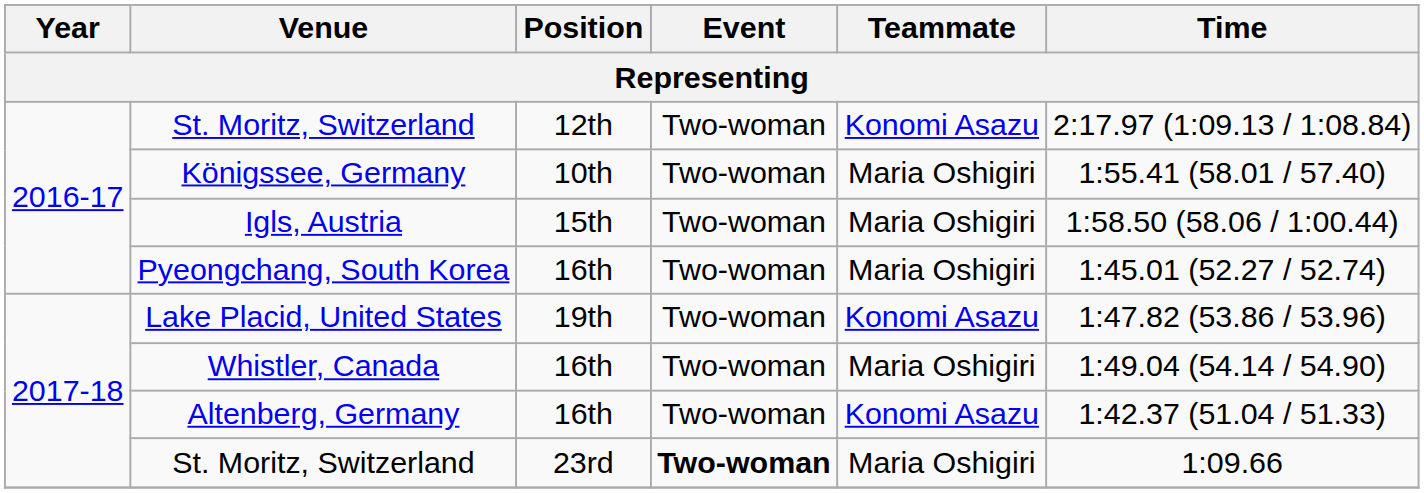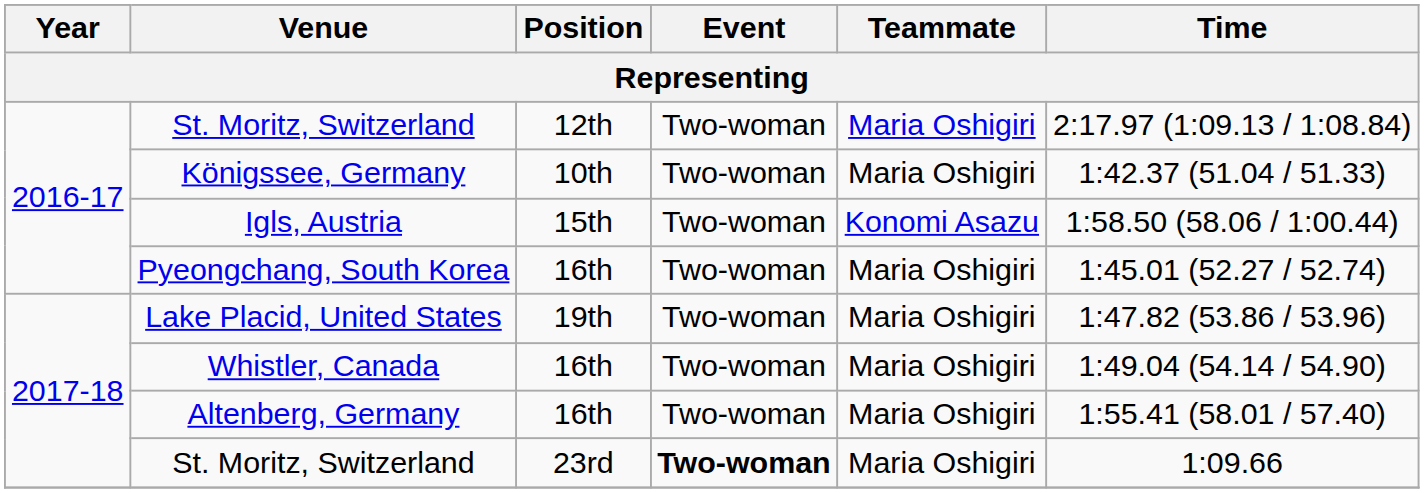(942, 125) Konomi Asazu -> (942, 125) Maria Oshigiri
(1232, 173) 1:55.41 (58.01 / 57.40) -> (1232, 173) 1:42.37 (51.04 / 51.33)
(942, 221) Maria Oshigiri -> (942, 221) Konomi Asazu
(942, 317) Konomi Asazu -> (942, 317) Maria Oshigiri
(942, 414) Konomi Asazu -> (942, 414) Maria Oshigiri
(1232, 414) 1:42.37 (51.04 / 51.33) -> (1232, 414) 1:55.41 (58.01 / 57.40)
